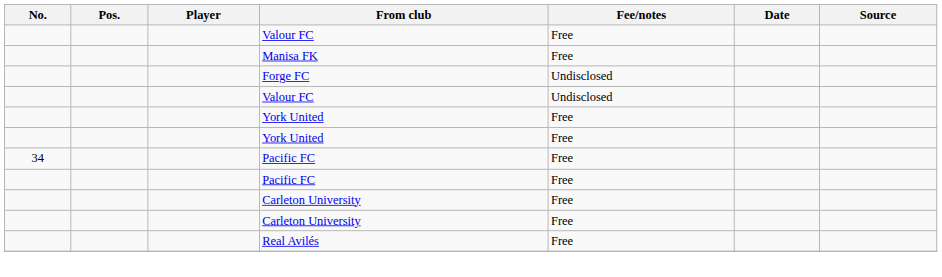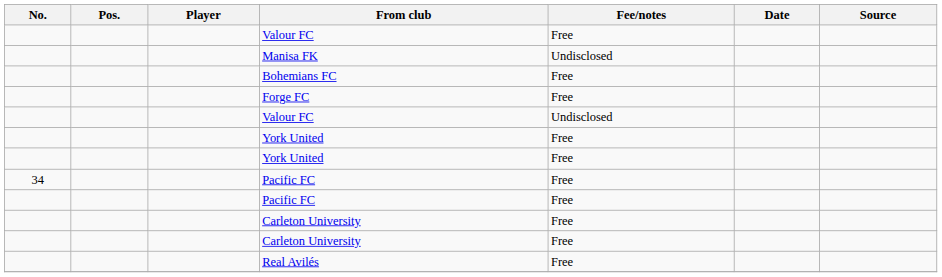(562, 56) Free -> (582, 56) Undisclosed
+ row: (38, 77)
(582, 76) Undisclosed -> (562, 97) Free
